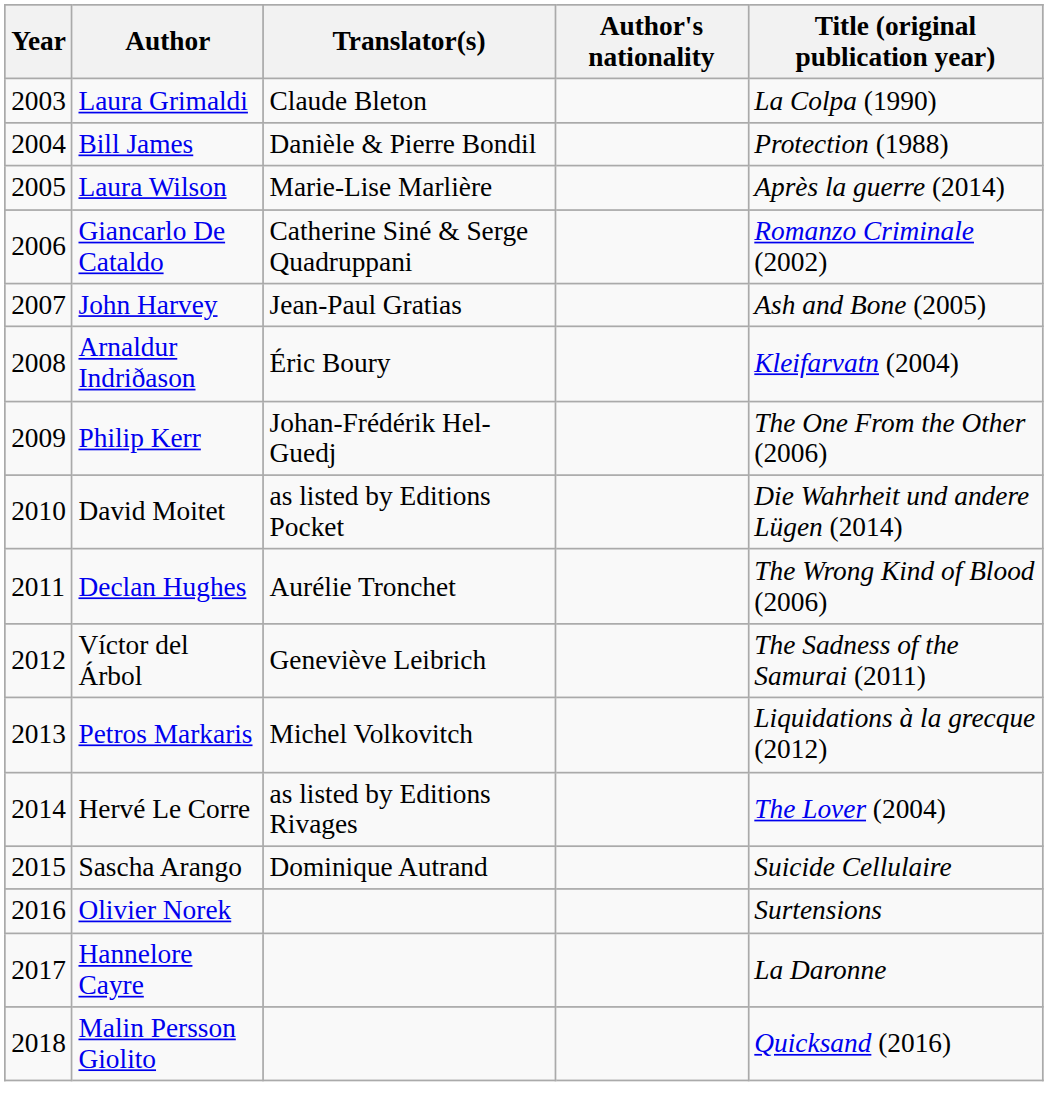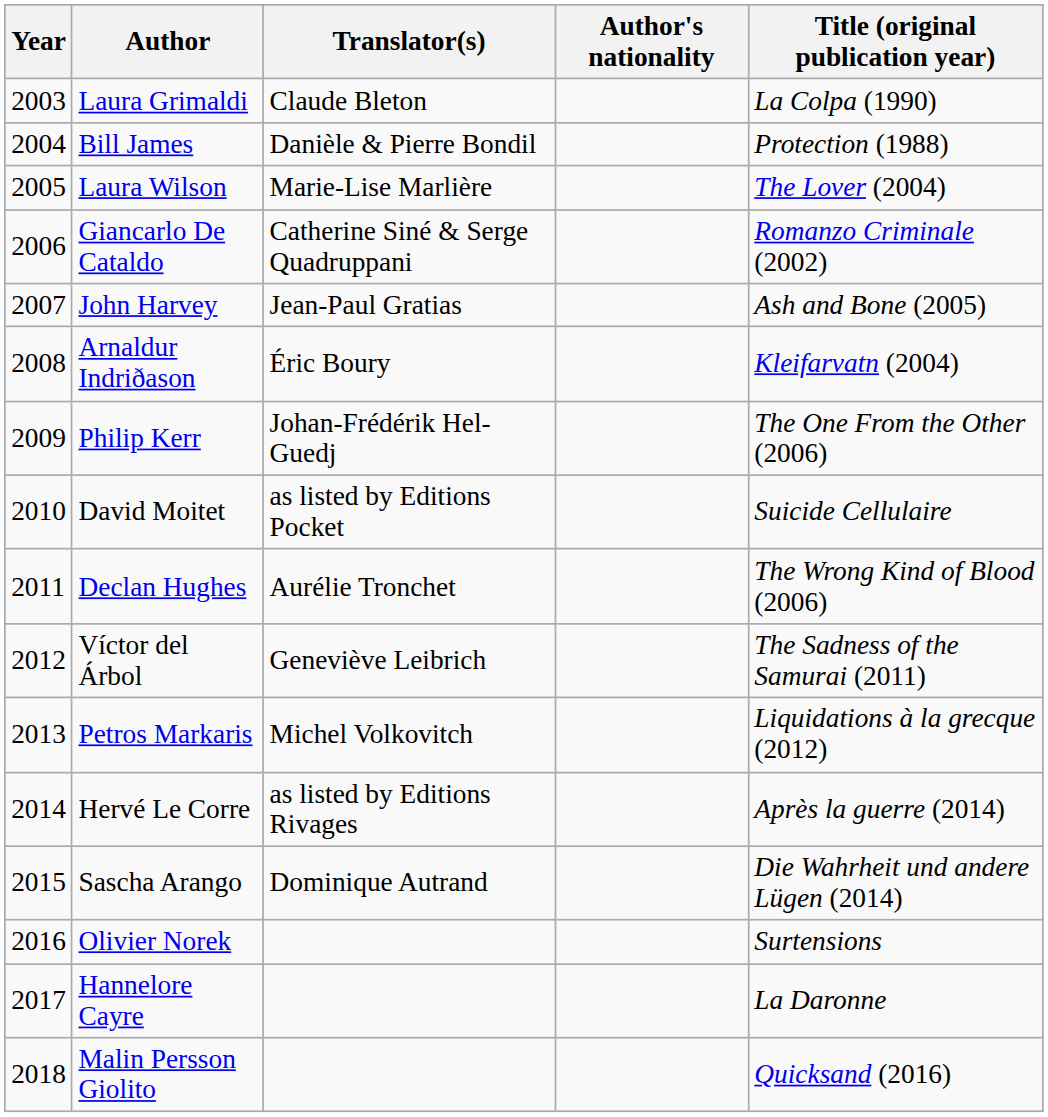(880, 187) Après la guerre (2014) -> (850, 187) The Lover (2004)
(892, 511) Die Wahrheit und andere Lügen (2014) -> (853, 511) Suicide Cellulaire
(850, 808) The Lover (2004) -> (880, 808) Après la guerre (2014)
(853, 867) Suicide Cellulaire -> (892, 882) Die Wahrheit und andere Lügen (2014)
